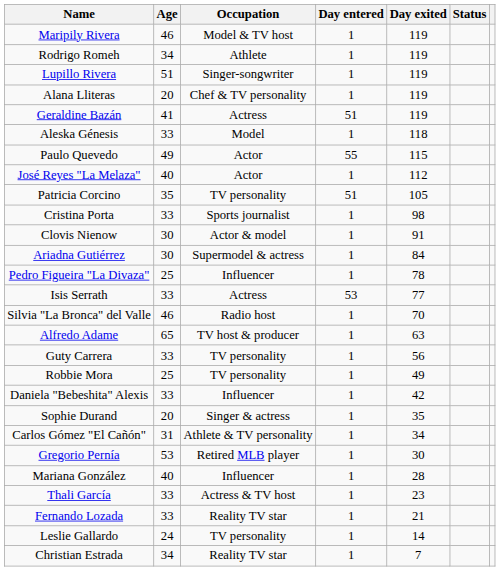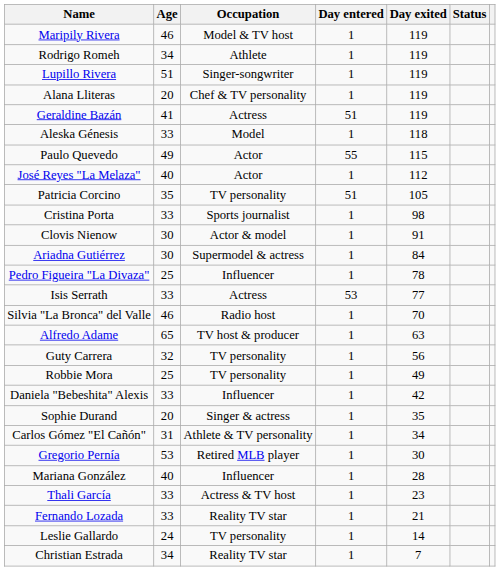(167, 355) 33 -> (167, 355) 32
